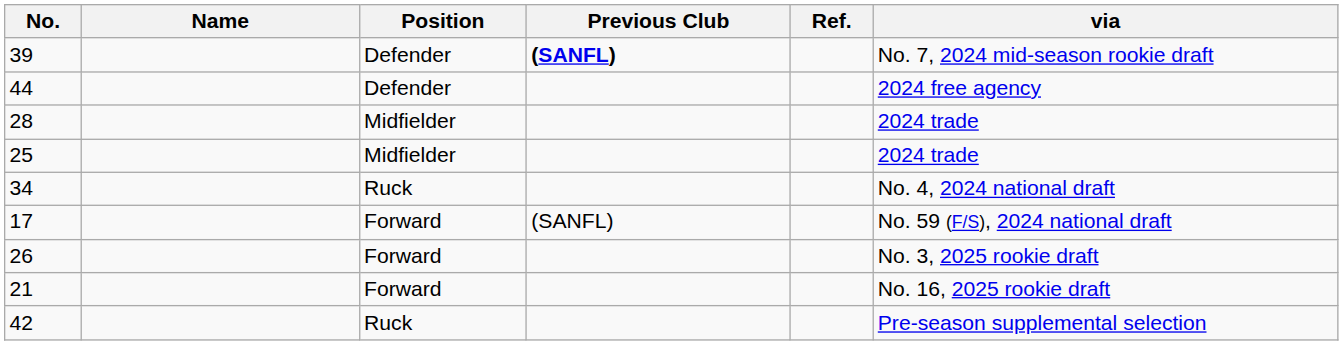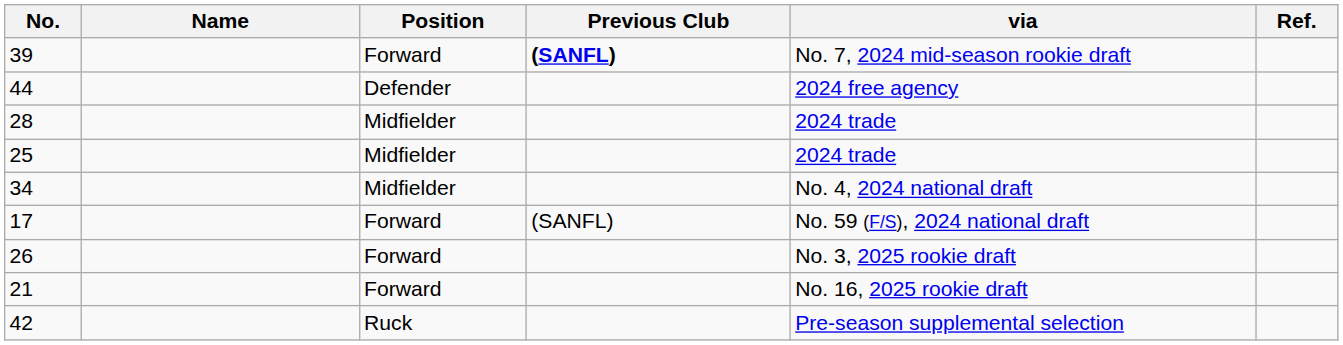columns swapped: (1105, 21) <-> (832, 21)
(408, 54) Defender -> (403, 54) Forward
(388, 188) Ruck -> (410, 188) Midfielder
